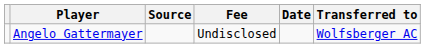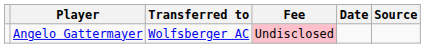columns swapped: (367, 14) <-> (170, 14)
(237, 34) no background -> (294, 34) pink background
